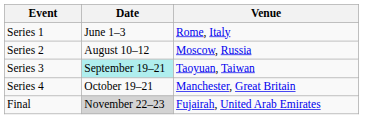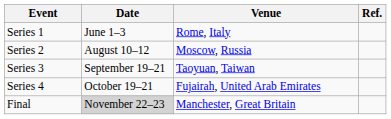+ column: (372, 13)
(125, 68) paleturquoise background -> (125, 68) no background
(236, 86) Manchester, Great Britain -> (248, 86) Fujairah, United Arab Emirates
(248, 104) Fujairah, United Arab Emirates -> (236, 104) Manchester, Great Britain
